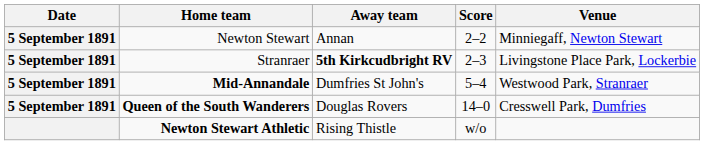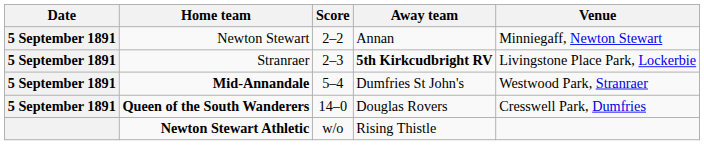columns swapped: (476, 15) <-> (384, 15)
